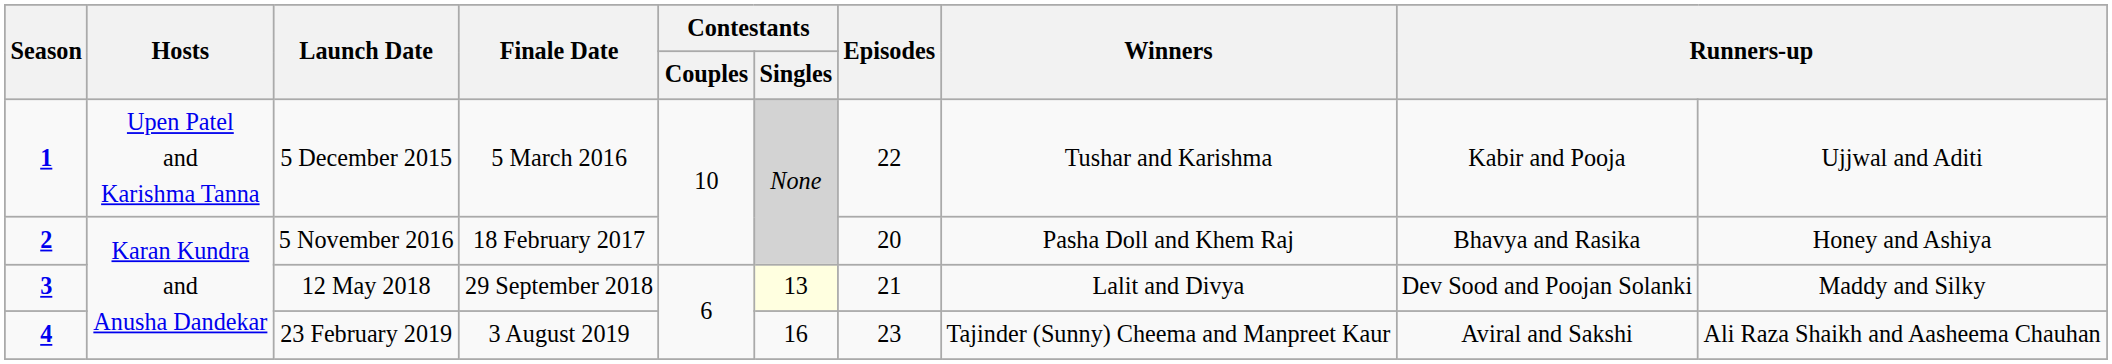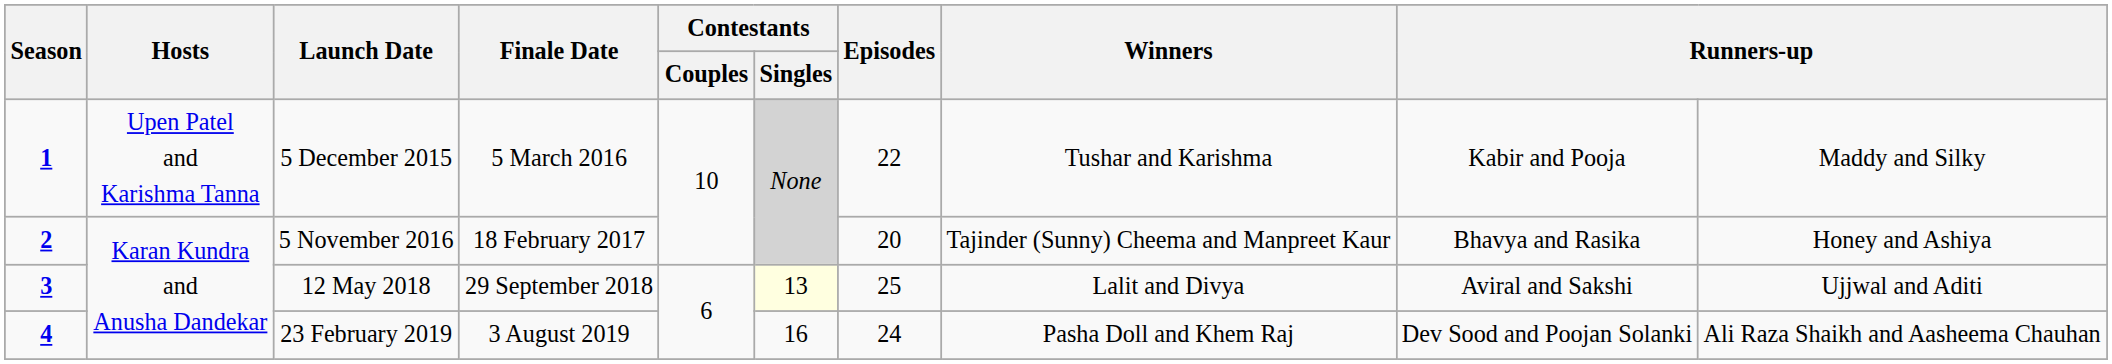(1902, 157) Ujjwal and Aditi -> (1902, 157) Maddy and Silky
(1168, 239) Pasha Doll and Khem Raj -> (1168, 239) Tajinder (Sunny) Cheema and Manpreet Kaur
(889, 287) 21 -> (889, 287) 25
(1547, 287) Dev Sood and Poojan Solanki -> (1547, 287) Aviral and Sakshi
(1902, 287) Maddy and Silky -> (1902, 287) Ujjwal and Aditi
(889, 334) 23 -> (889, 334) 24
(1168, 334) Tajinder (Sunny) Cheema and Manpreet Kaur -> (1168, 334) Pasha Doll and Khem Raj
(1547, 334) Aviral and Sakshi -> (1547, 334) Dev Sood and Poojan Solanki
